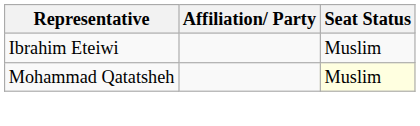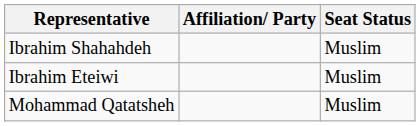+ row: (80, 47)
(353, 76) lightyellow background -> (353, 105) no background
